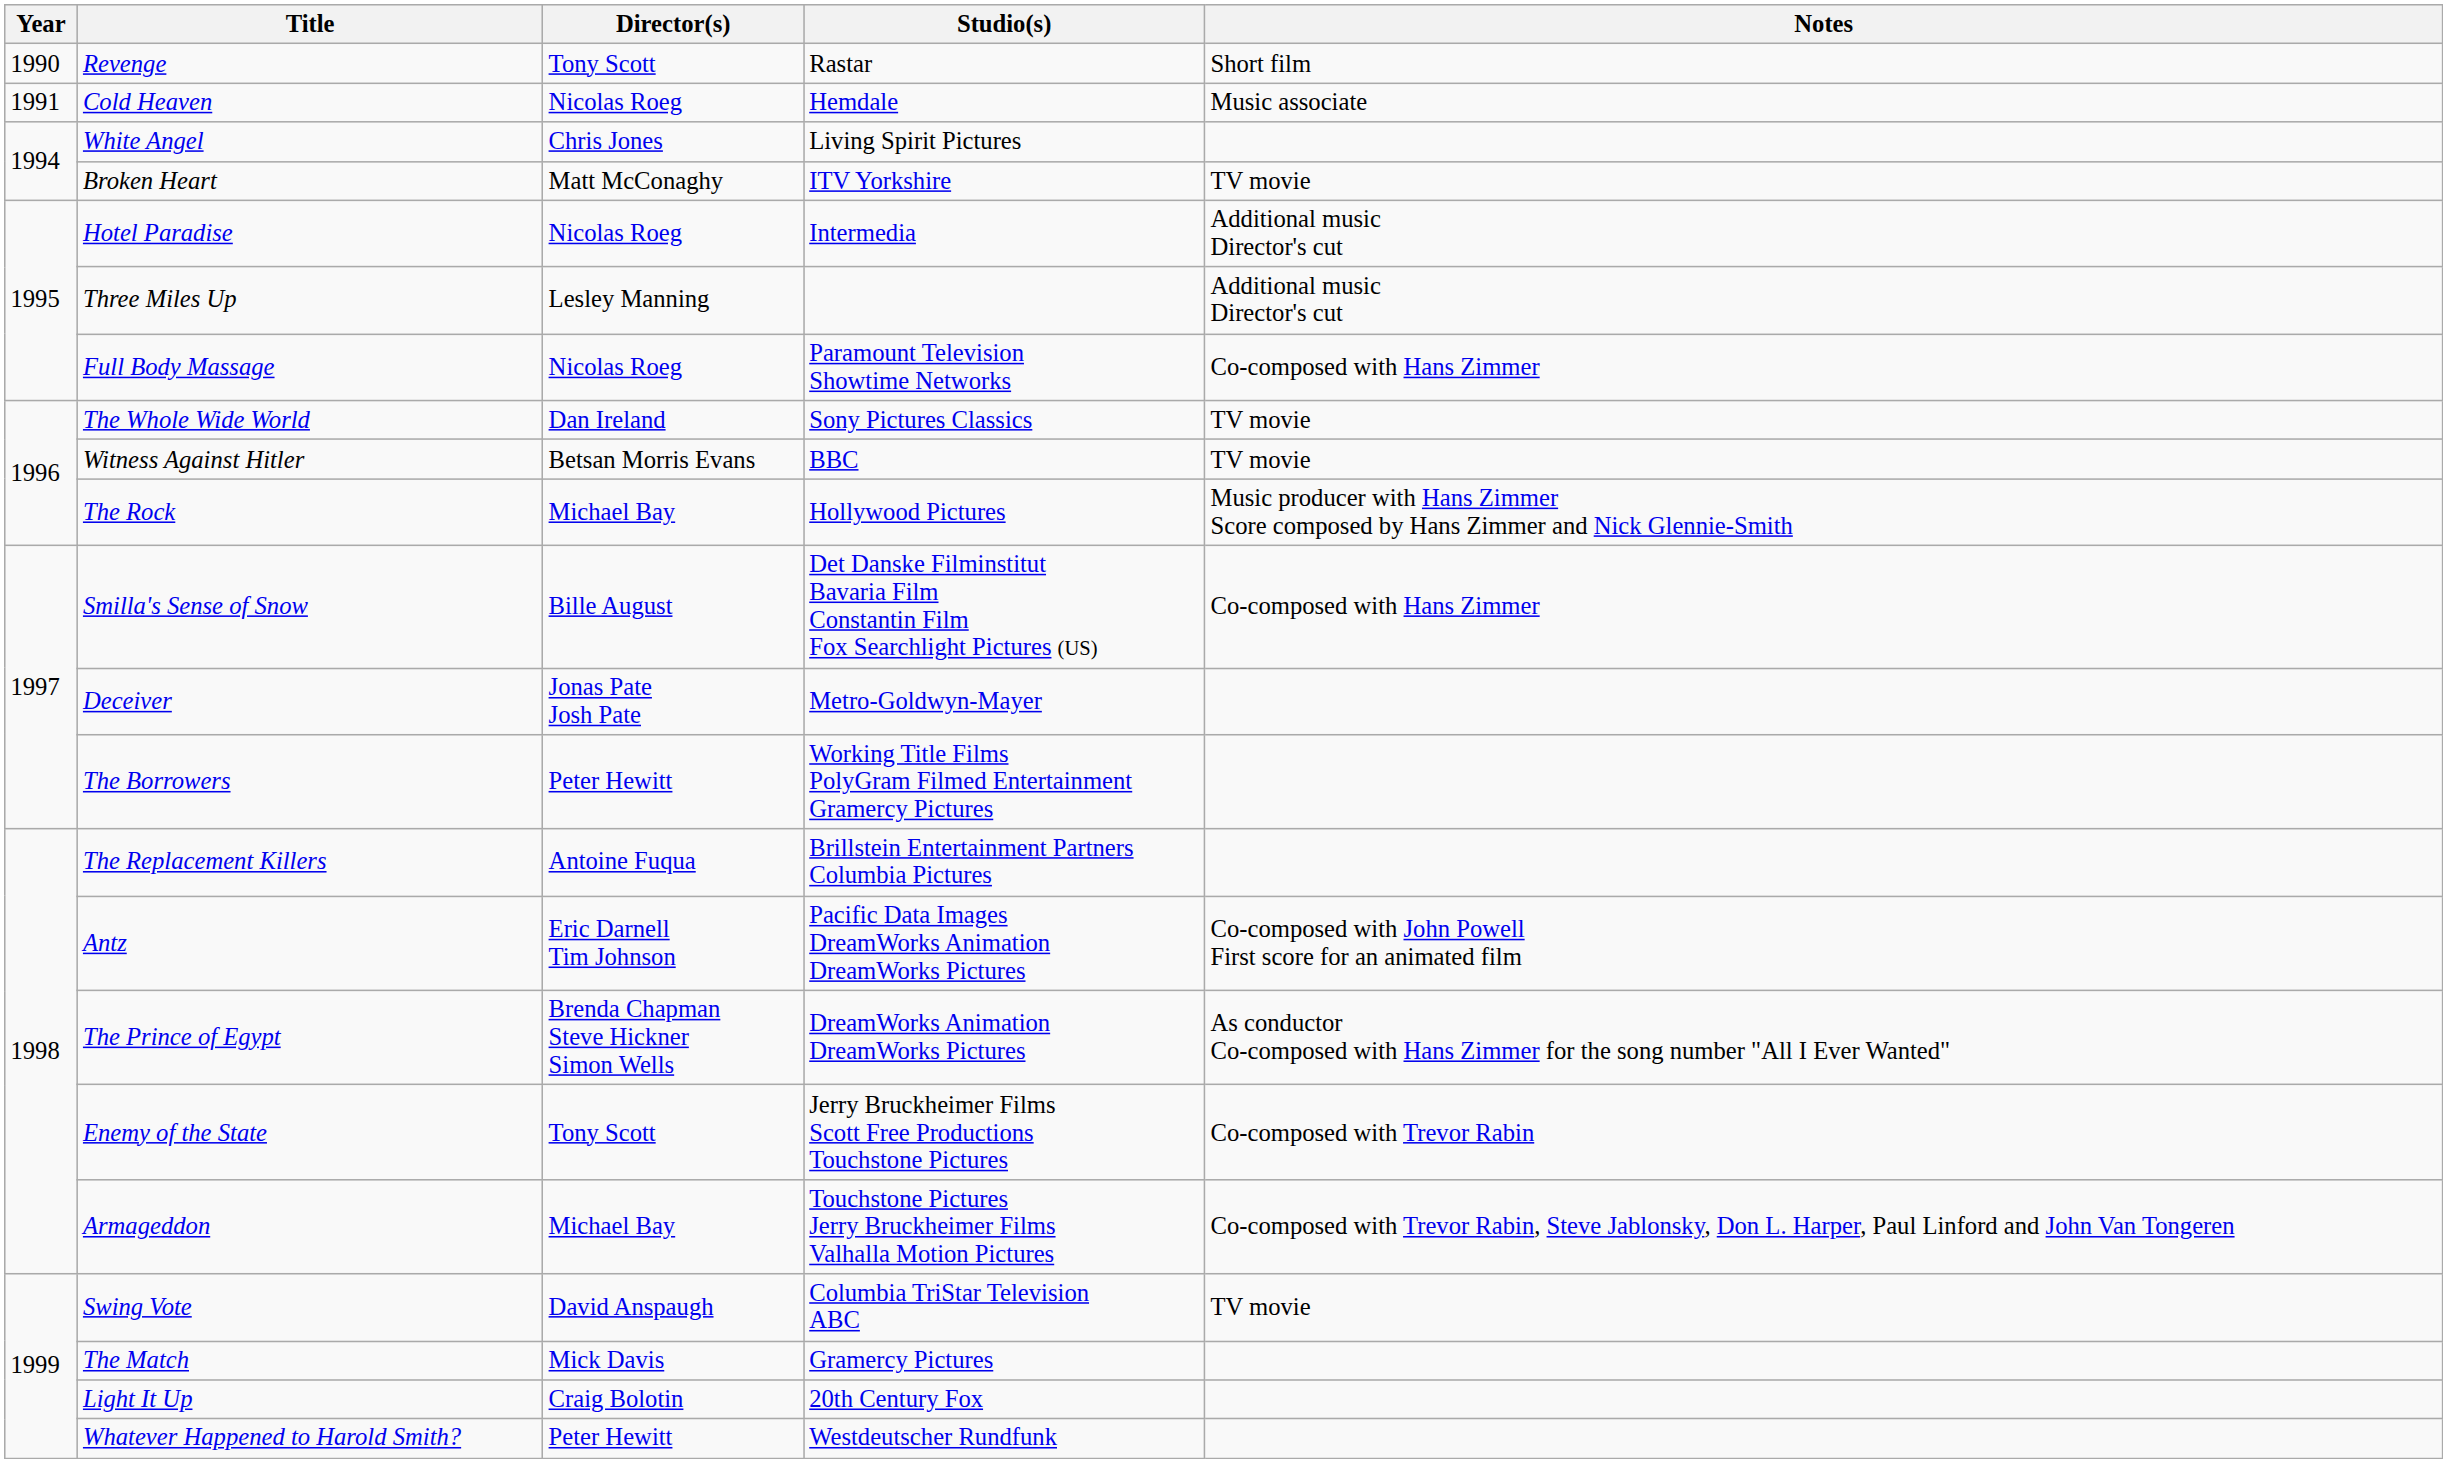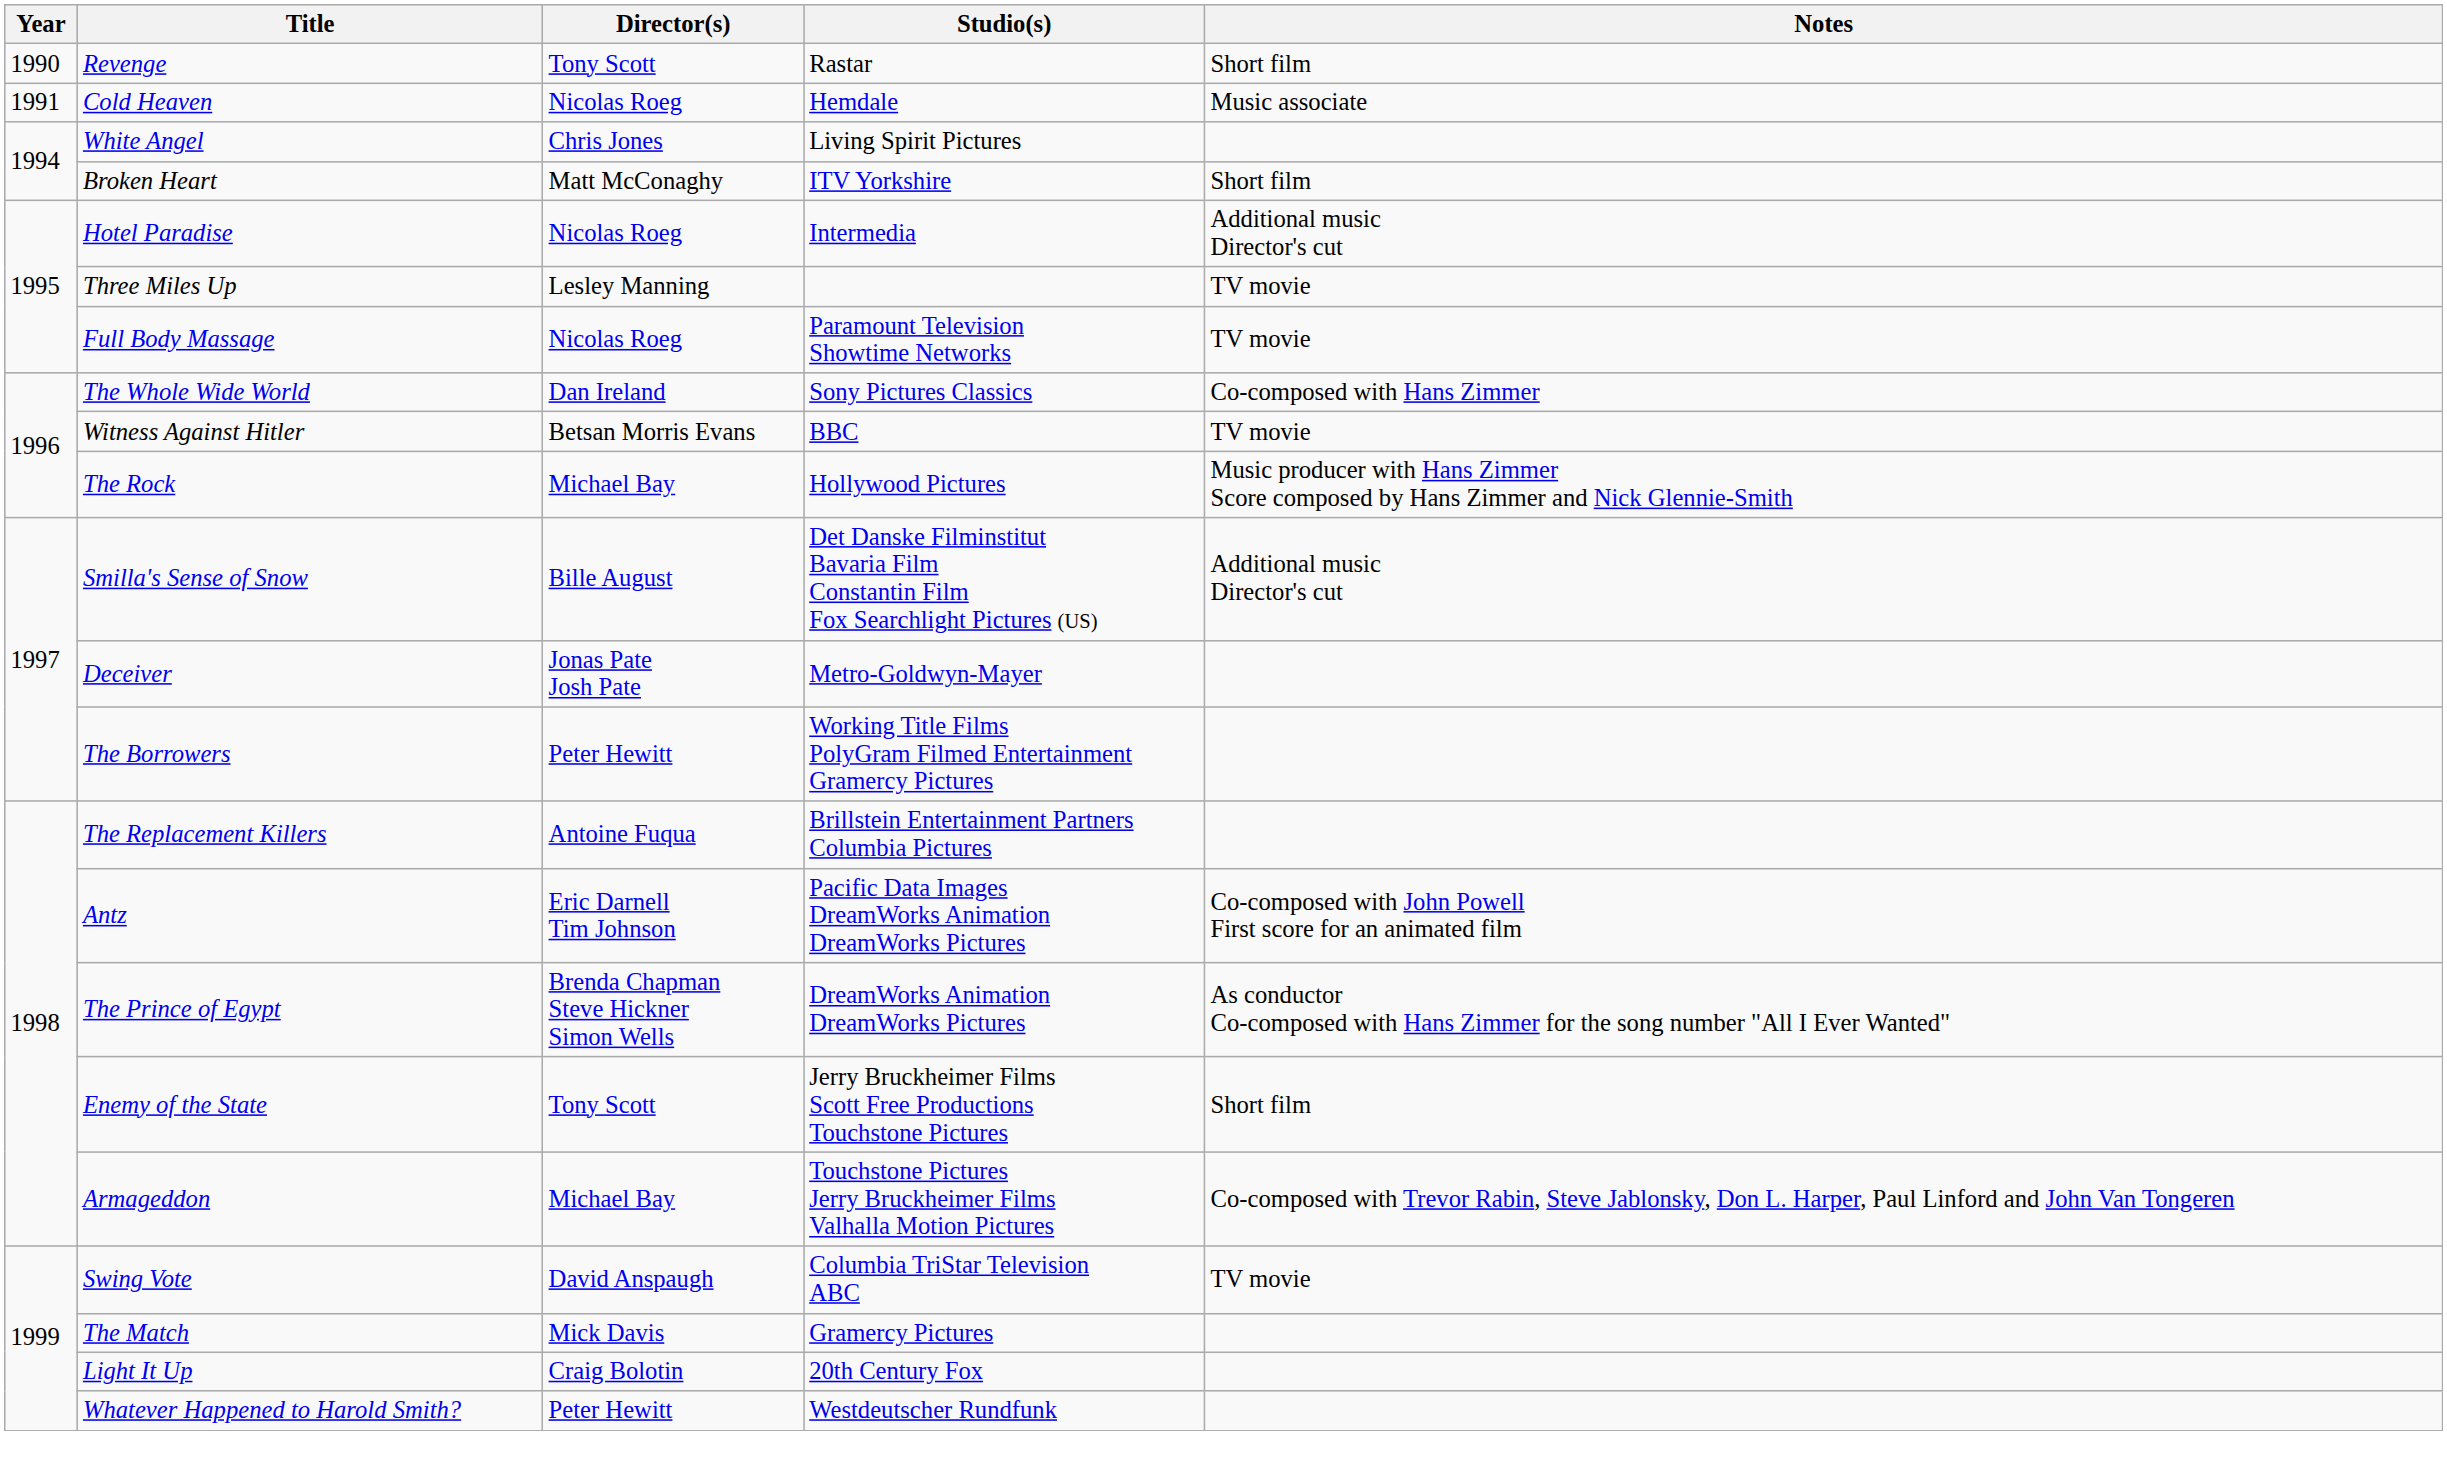(1261, 180) TV movie -> (1261, 180) Short film
(1296, 300) Additional music Director's cut -> (1261, 286) TV movie
(1375, 366) Co-composed with Hans Zimmer -> (1261, 339) TV movie
(1261, 419) TV movie -> (1375, 392) Co-composed with Hans Zimmer
(1375, 606) Co-composed with Hans Zimmer -> (1296, 578) Additional music Director's cut
(1372, 1131) Co-composed with Trevor Rabin -> (1261, 1104) Short film
